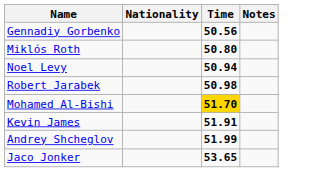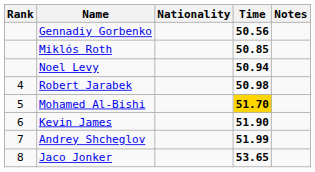+ column: (20, 13)
(220, 49) 50.80 -> (252, 49) 50.85
(220, 121) 51.91 -> (252, 121) 51.90
